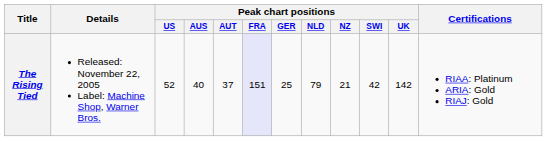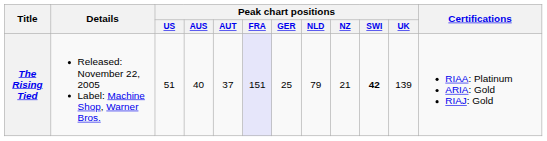(169, 84) 52 -> (169, 84) 51
(374, 84) normal -> (374, 84) bold
(404, 84) 142 -> (404, 84) 139
